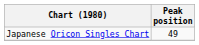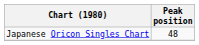(173, 34) 49 -> (173, 34) 48
